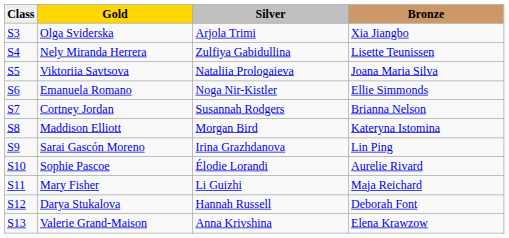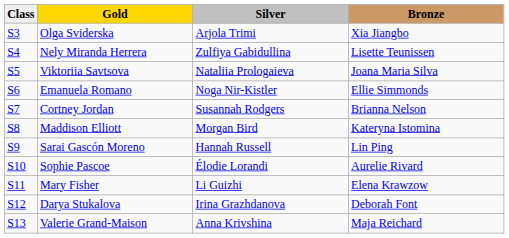(240, 147) Irina Grazhdanova -> (233, 147) Hannah Russell
(387, 185) Maja Reichard -> (390, 185) Elena Krawzow
(233, 204) Hannah Russell -> (240, 204) Irina Grazhdanova
(390, 223) Elena Krawzow -> (387, 223) Maja Reichard
